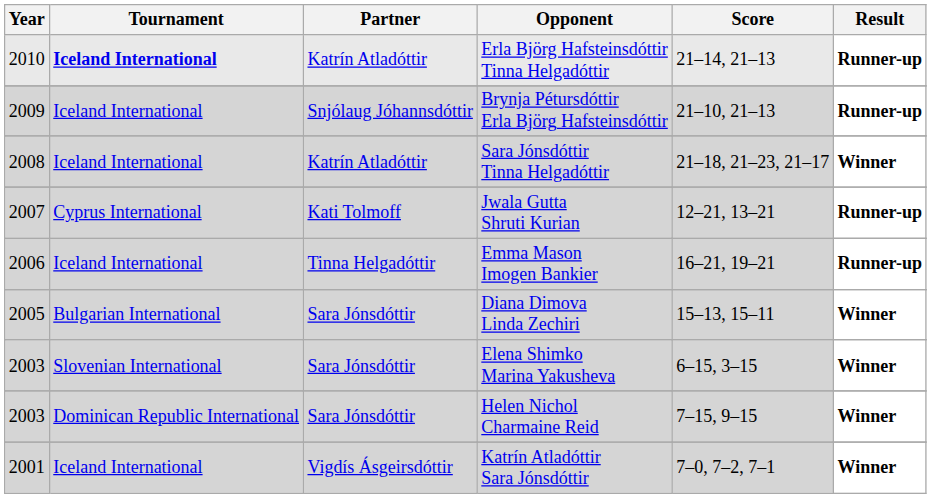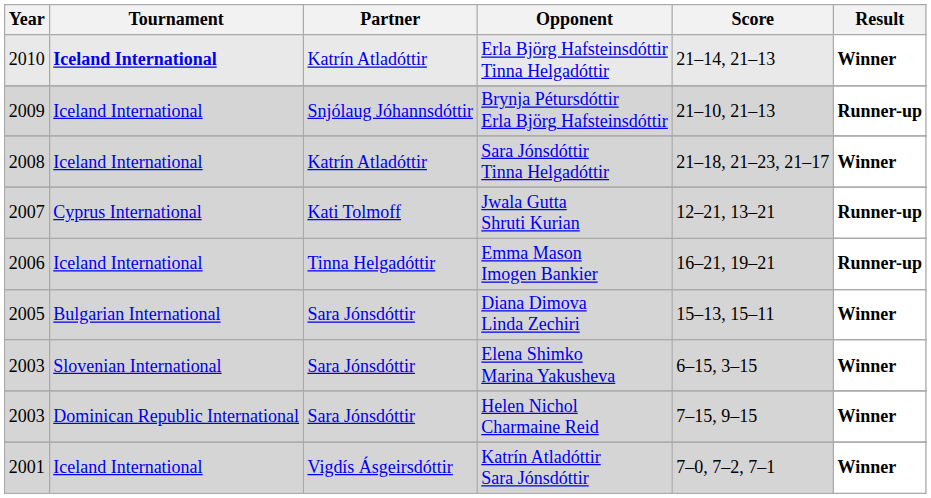(880, 60) Runner-up -> (867, 60) Winner
